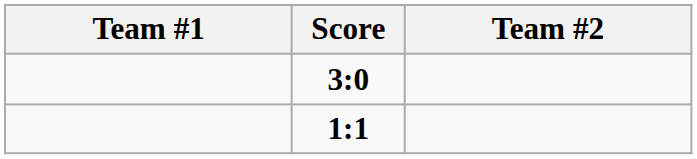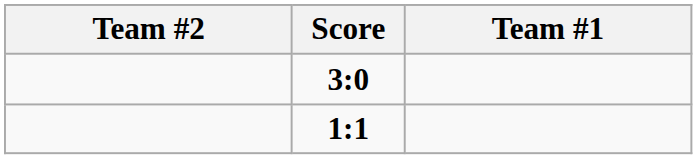columns swapped: (149, 29) <-> (548, 29)
